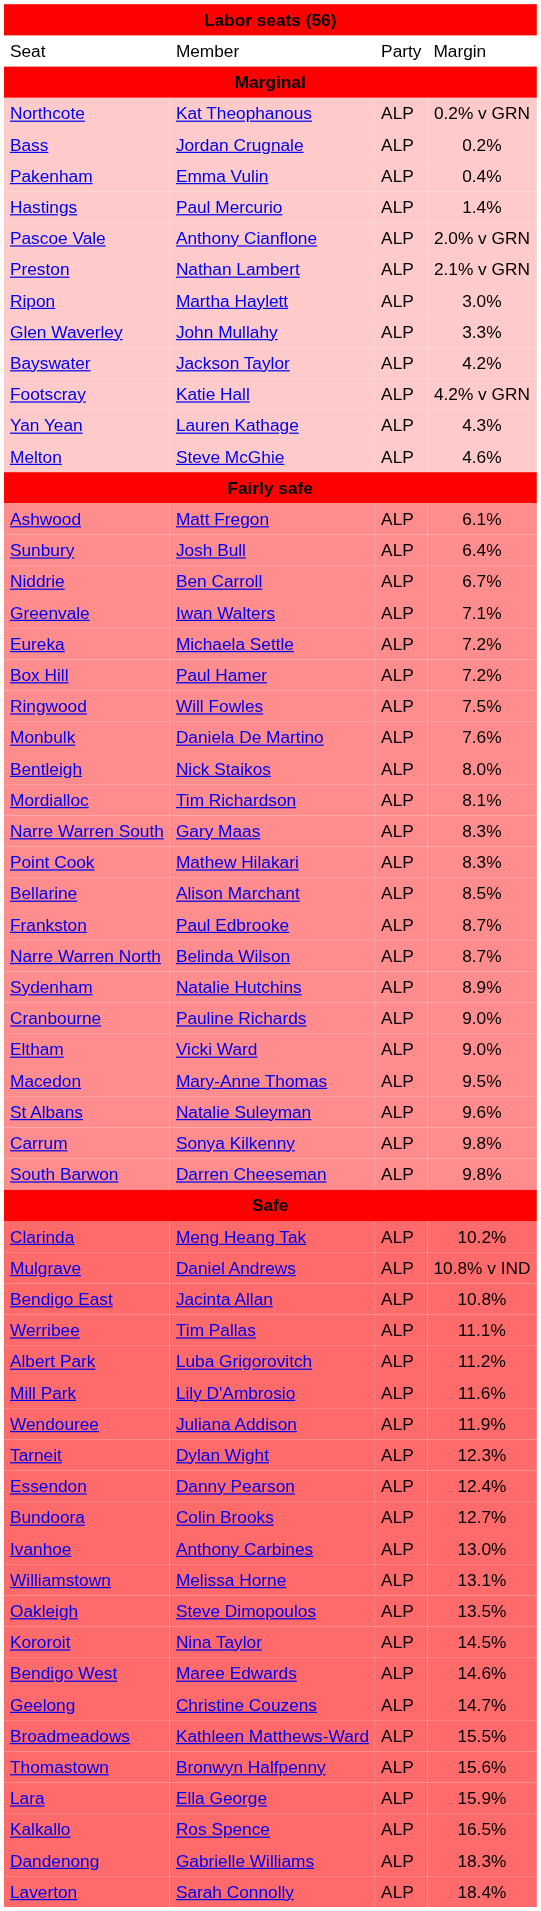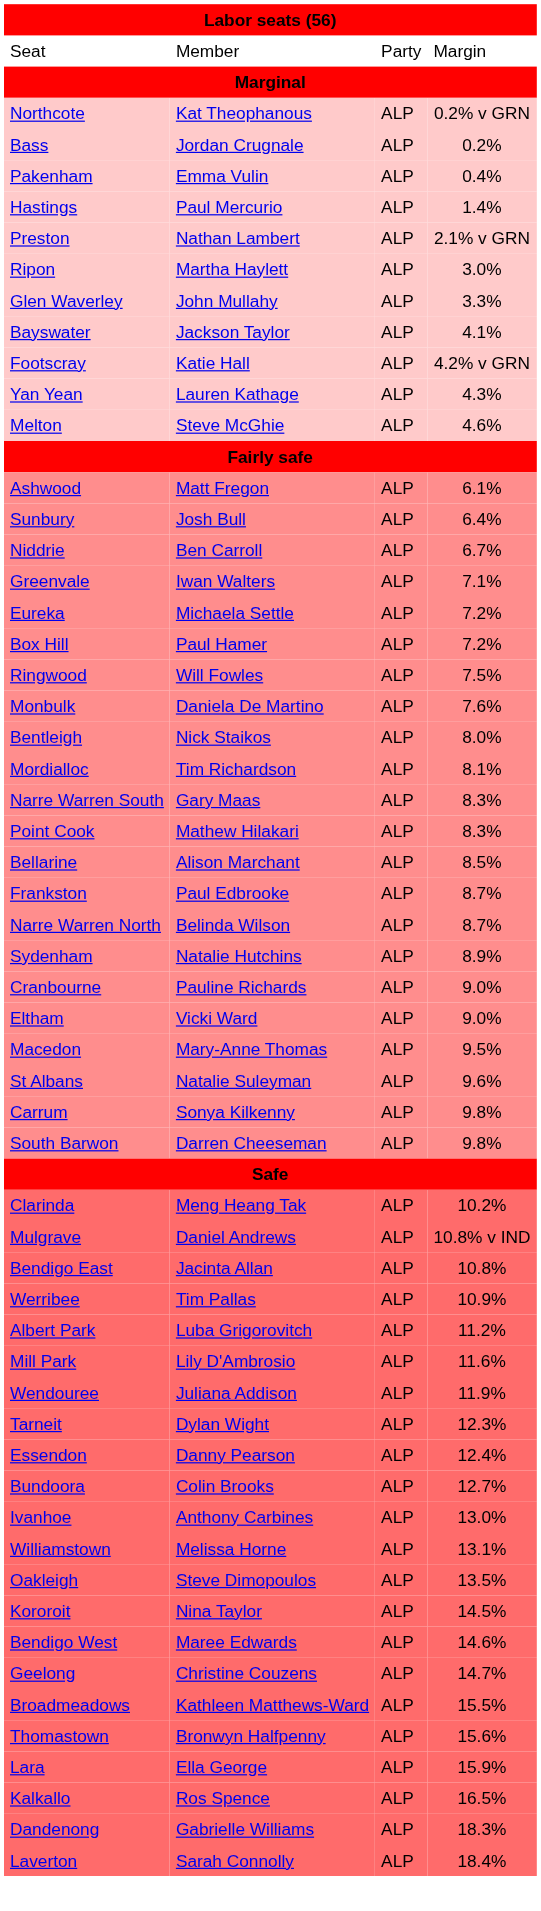- row: (58, 238)
(482, 363) 4.2% -> (482, 332) 4.1%
(482, 1330) 11.1% -> (482, 1299) 10.9%
